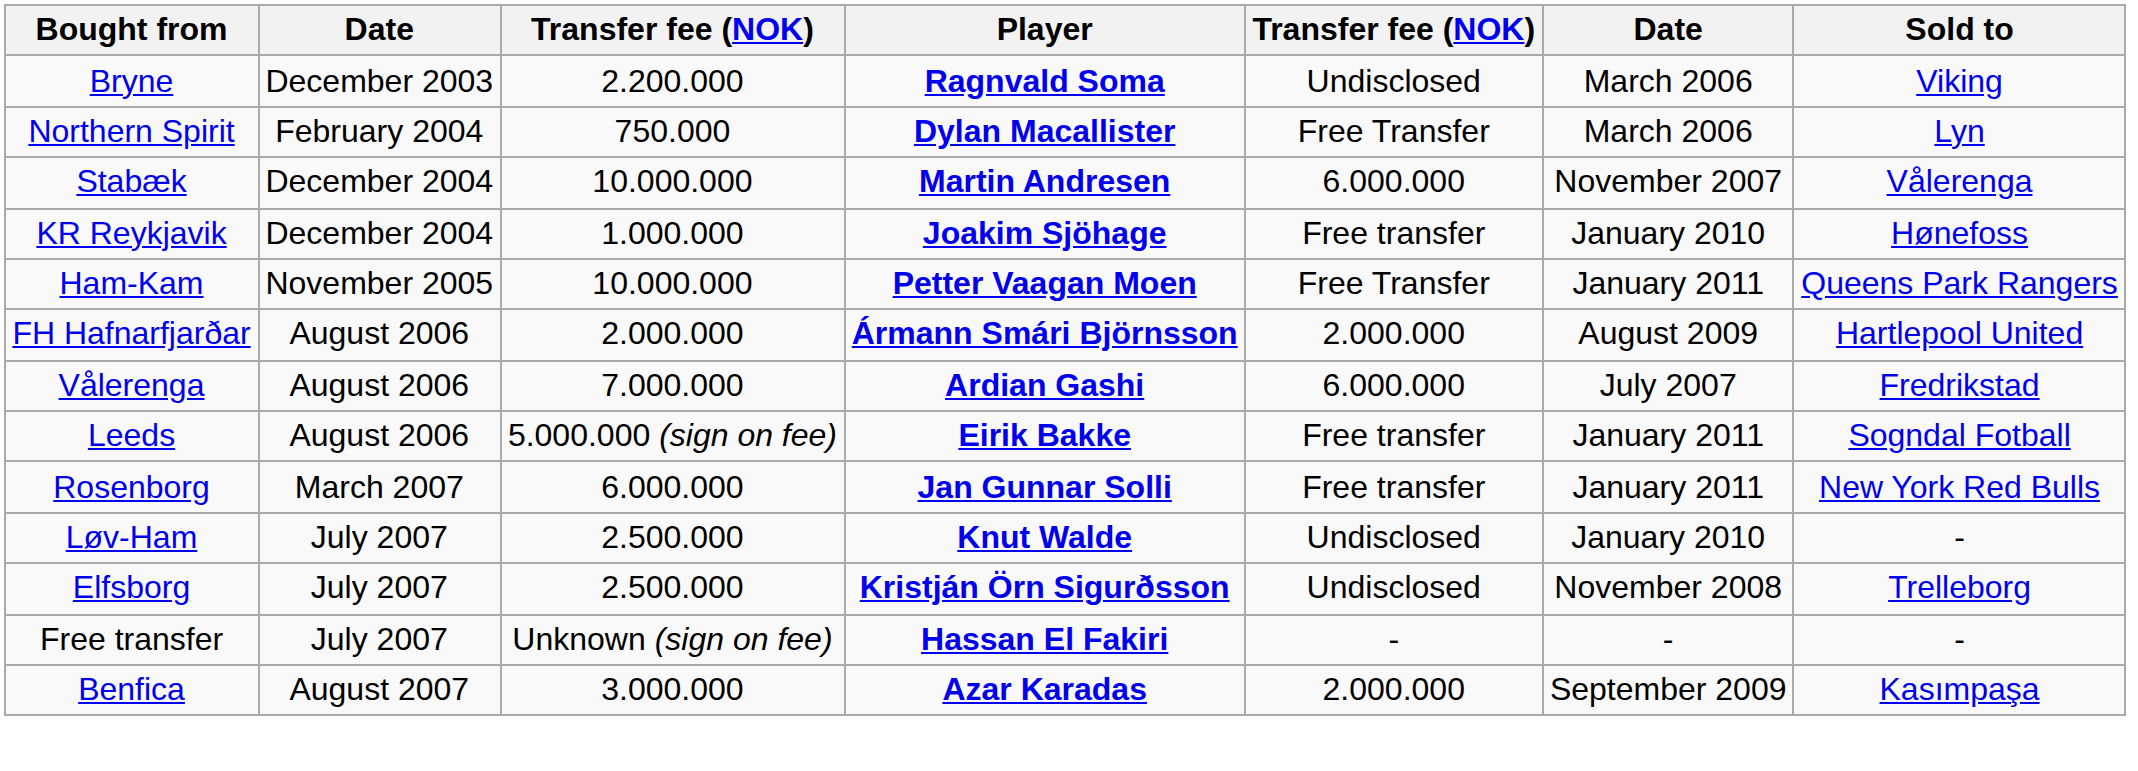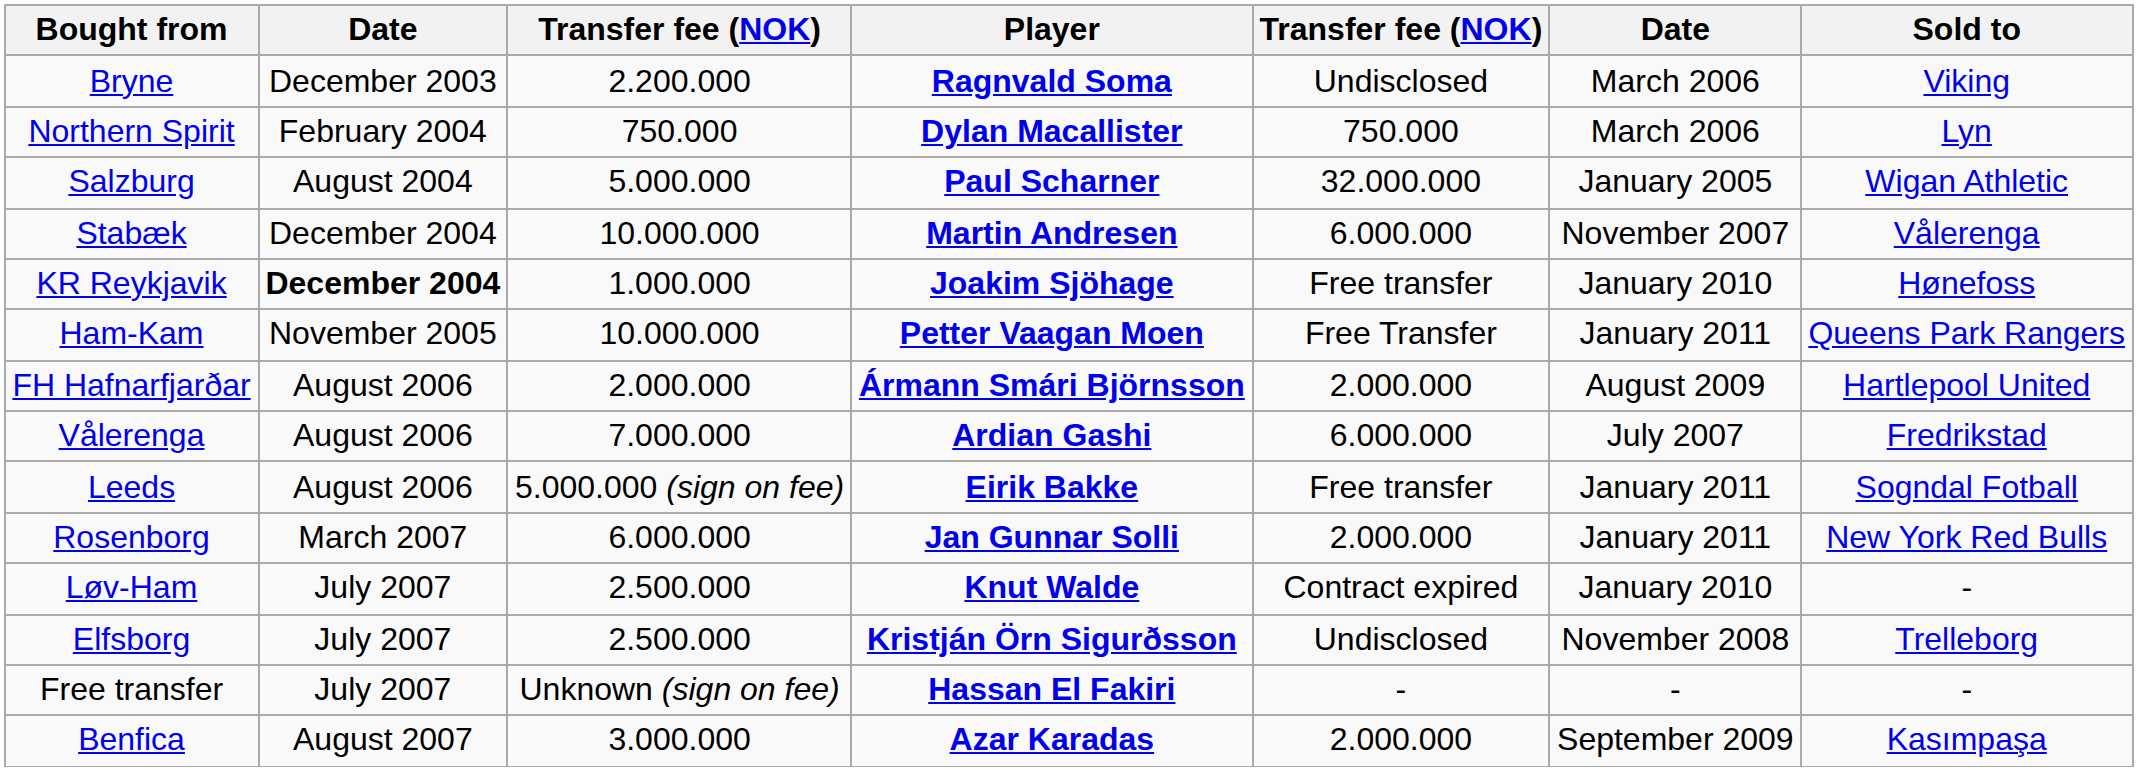(1394, 131) Free Transfer -> (1401, 131) 750.000
+ row: (132, 182)
(379, 232) normal -> (383, 283) bold
(1394, 486) Free transfer -> (1401, 537) 2.000.000
(1394, 537) Undisclosed -> (1401, 588) Contract expired
